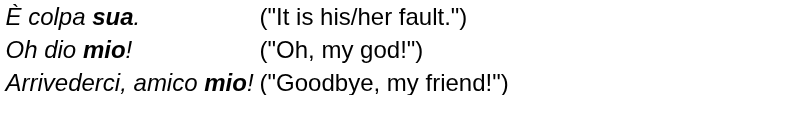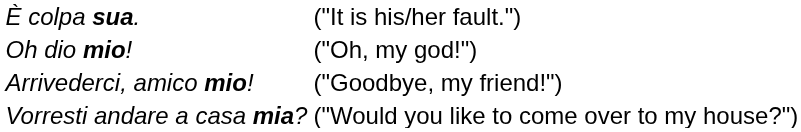+ row: (156, 115)
